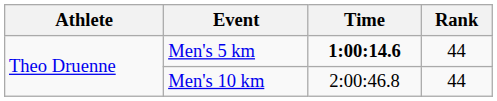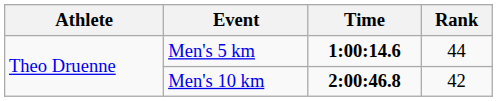(365, 81) normal -> (365, 81) bold
(457, 81) 44 -> (457, 81) 42
